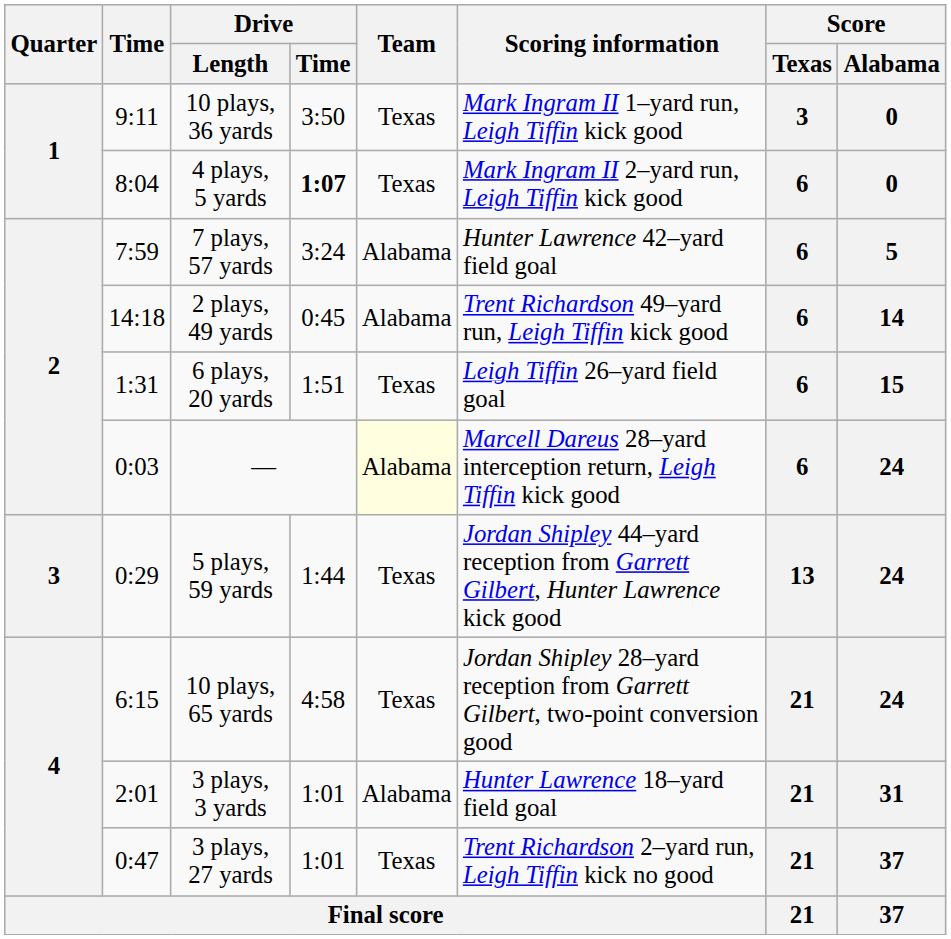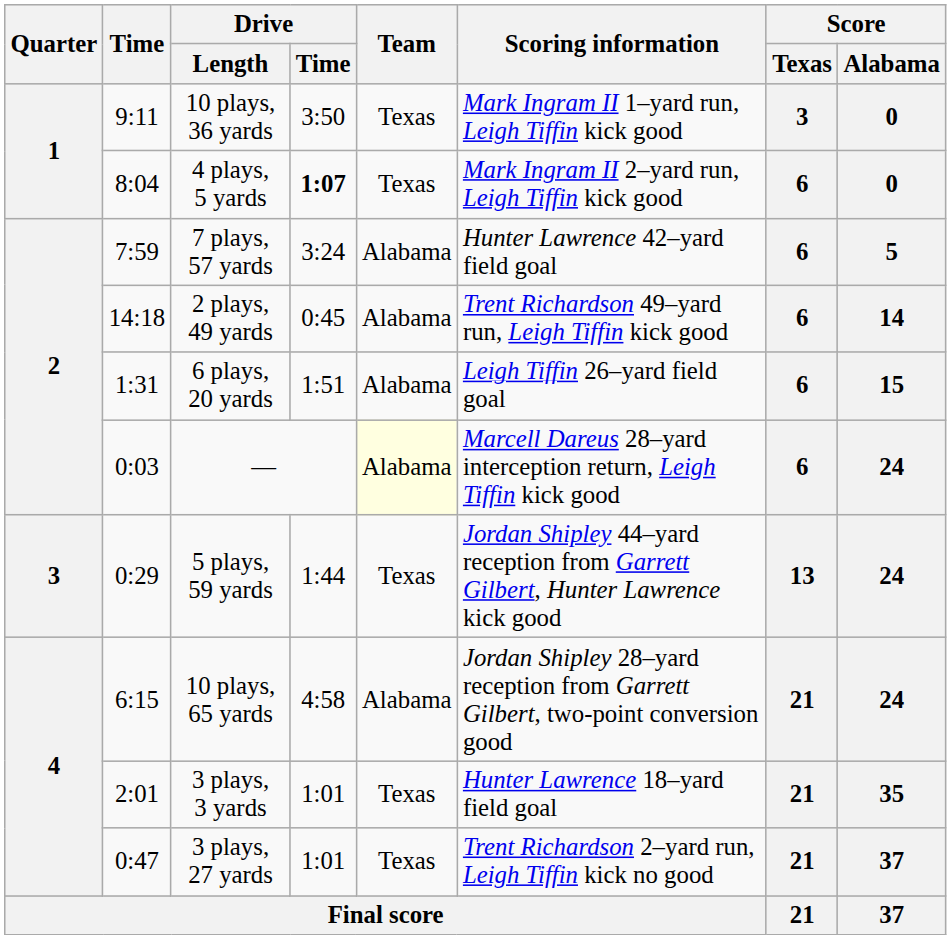(407, 385) Texas -> (407, 385) Alabama
(407, 698) Texas -> (407, 698) Alabama
(407, 794) Alabama -> (407, 794) Texas
(892, 794) 31 -> (892, 794) 35
